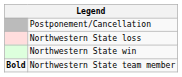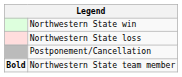rows swapped: (83, 52) <-> (90, 24)
